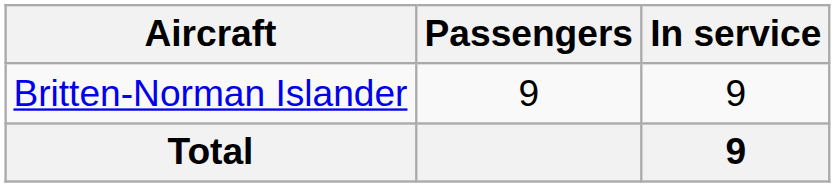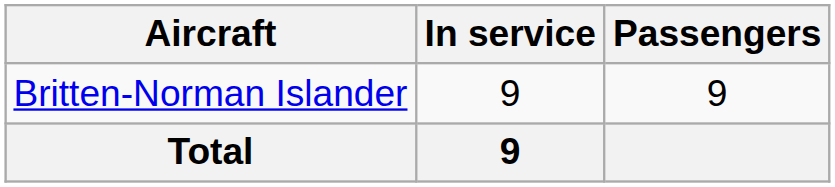columns swapped: (736, 33) <-> (529, 33)
